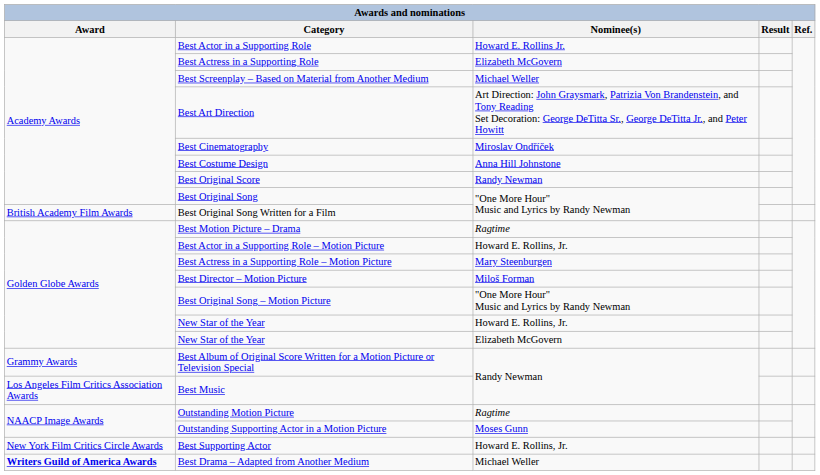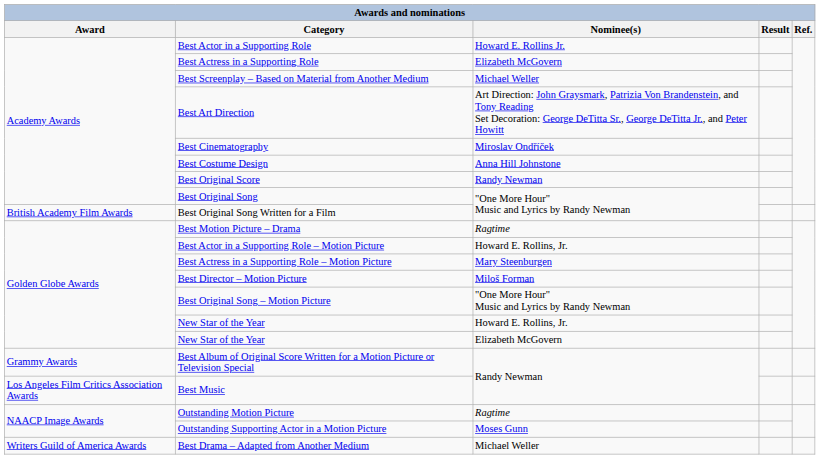- row: (224, 445)
(82, 462) bold -> (77, 445) normal
